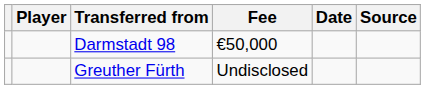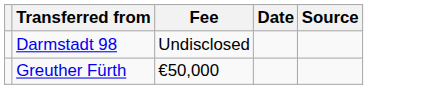- column: (41, 17)
(247, 44) €50,000 -> (204, 44) Undisclosed
(262, 71) Undisclosed -> (189, 71) €50,000
